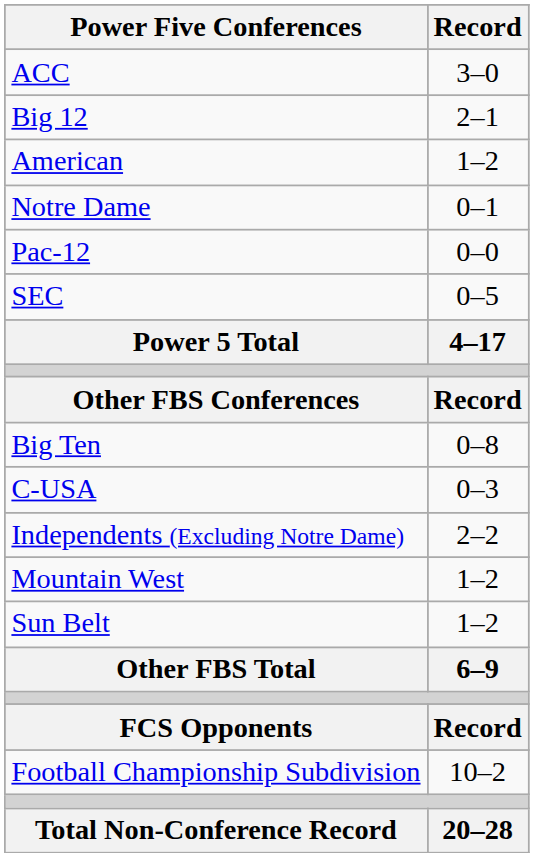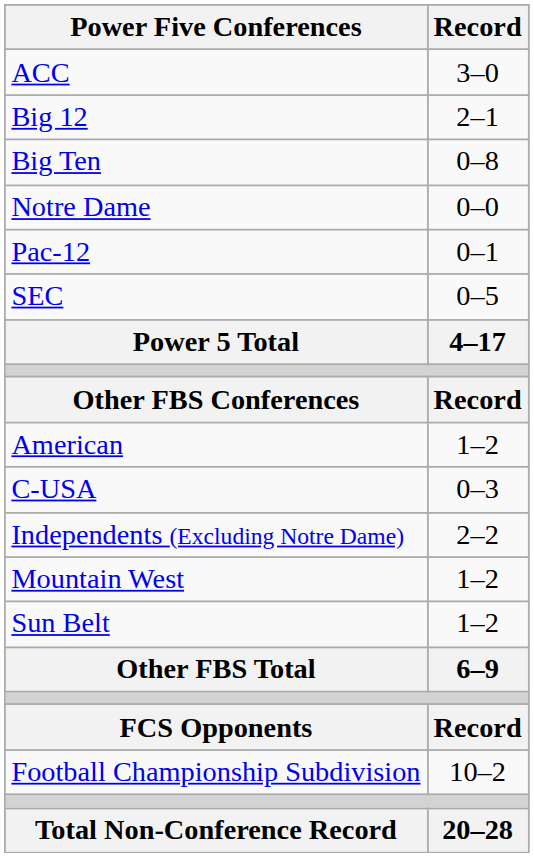rows swapped: (56, 444) <-> (67, 161)
(478, 206) 0–1 -> (478, 206) 0–0
(478, 251) 0–0 -> (478, 251) 0–1
